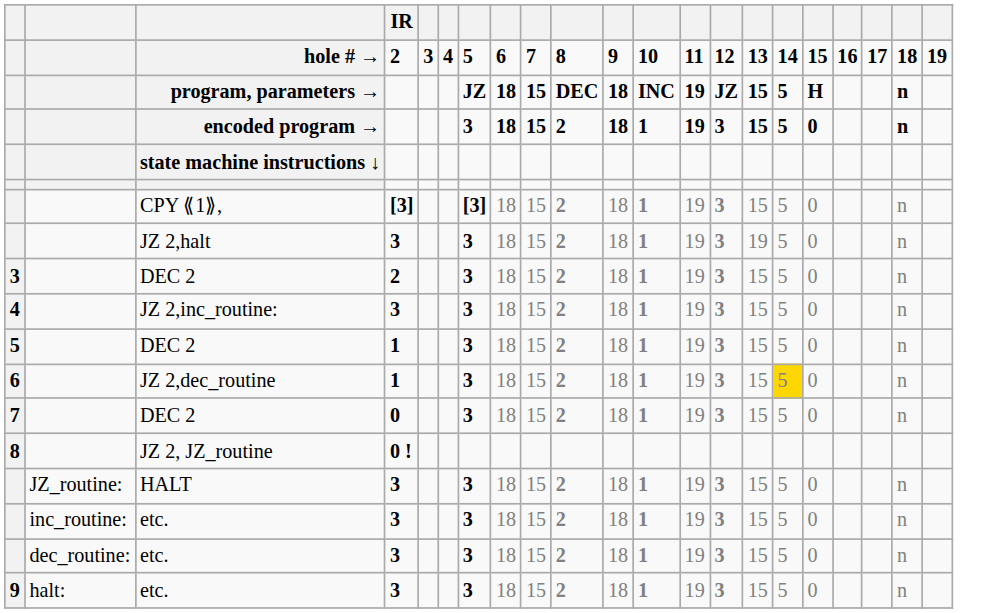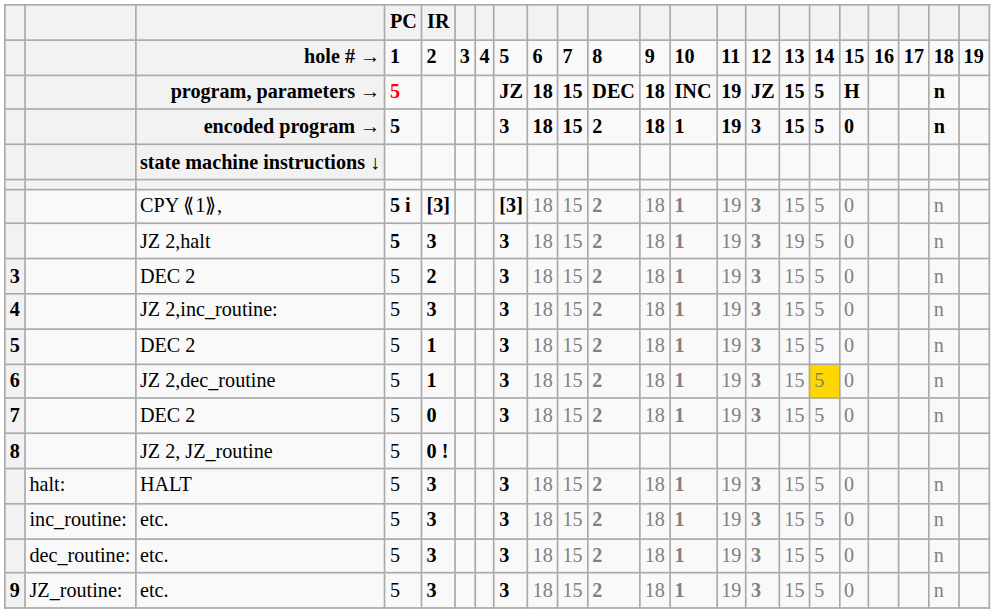+ column: (403, 21)
(76, 485) JZ_routine: -> (47, 485) halt:
(47, 590) halt: -> (76, 590) JZ_routine:
